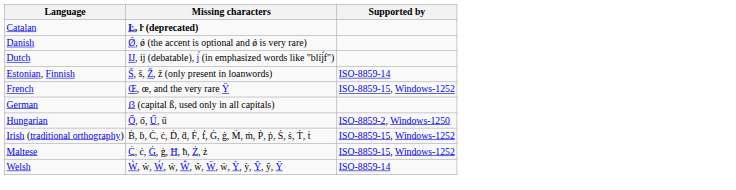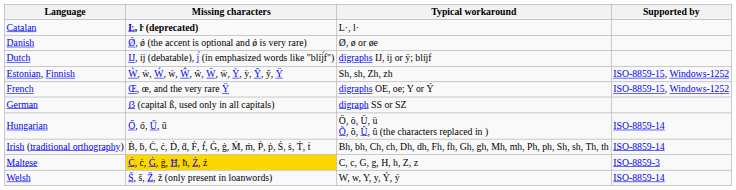+ column: (474, 12)
(200, 74) Š, š, Ž, ž (only present in loanwords) -> (205, 74) Ẁ, ẁ, Ẃ, ẃ, Ŵ, ŵ, Ẅ, ẅ, Ỳ, ỳ, Ŷ, ŷ, Ÿ
(365, 74) ISO-8859-14 -> (671, 74) ISO-8859-15, Windows-1252
(394, 120) ISO-8859-2, Windows-1250 -> (639, 126) ISO-8859-14
(397, 136) ISO-8859-15, Windows-1252 -> (639, 147) ISO-8859-14
(168, 151) no background -> (168, 162) gold background
(397, 151) ISO-8859-15, Windows-1252 -> (637, 162) ISO-8859-3
(205, 167) Ẁ, ẁ, Ẃ, ẃ, Ŵ, ŵ, Ẅ, ẅ, Ỳ, ỳ, Ŷ, ŷ, Ÿ -> (200, 178) Š, š, Ž, ž (only present in loanwords)
